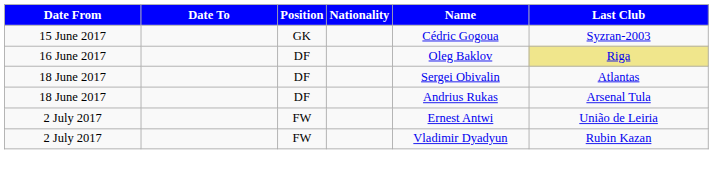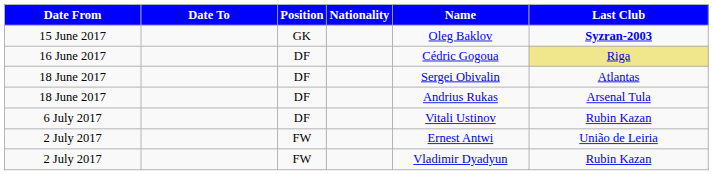(460, 35) Cédric Gogoua -> (460, 35) Oleg Baklov
(619, 35) normal -> (619, 35) bold
(460, 56) Oleg Baklov -> (460, 56) Cédric Gogoua
+ row: (73, 118)
